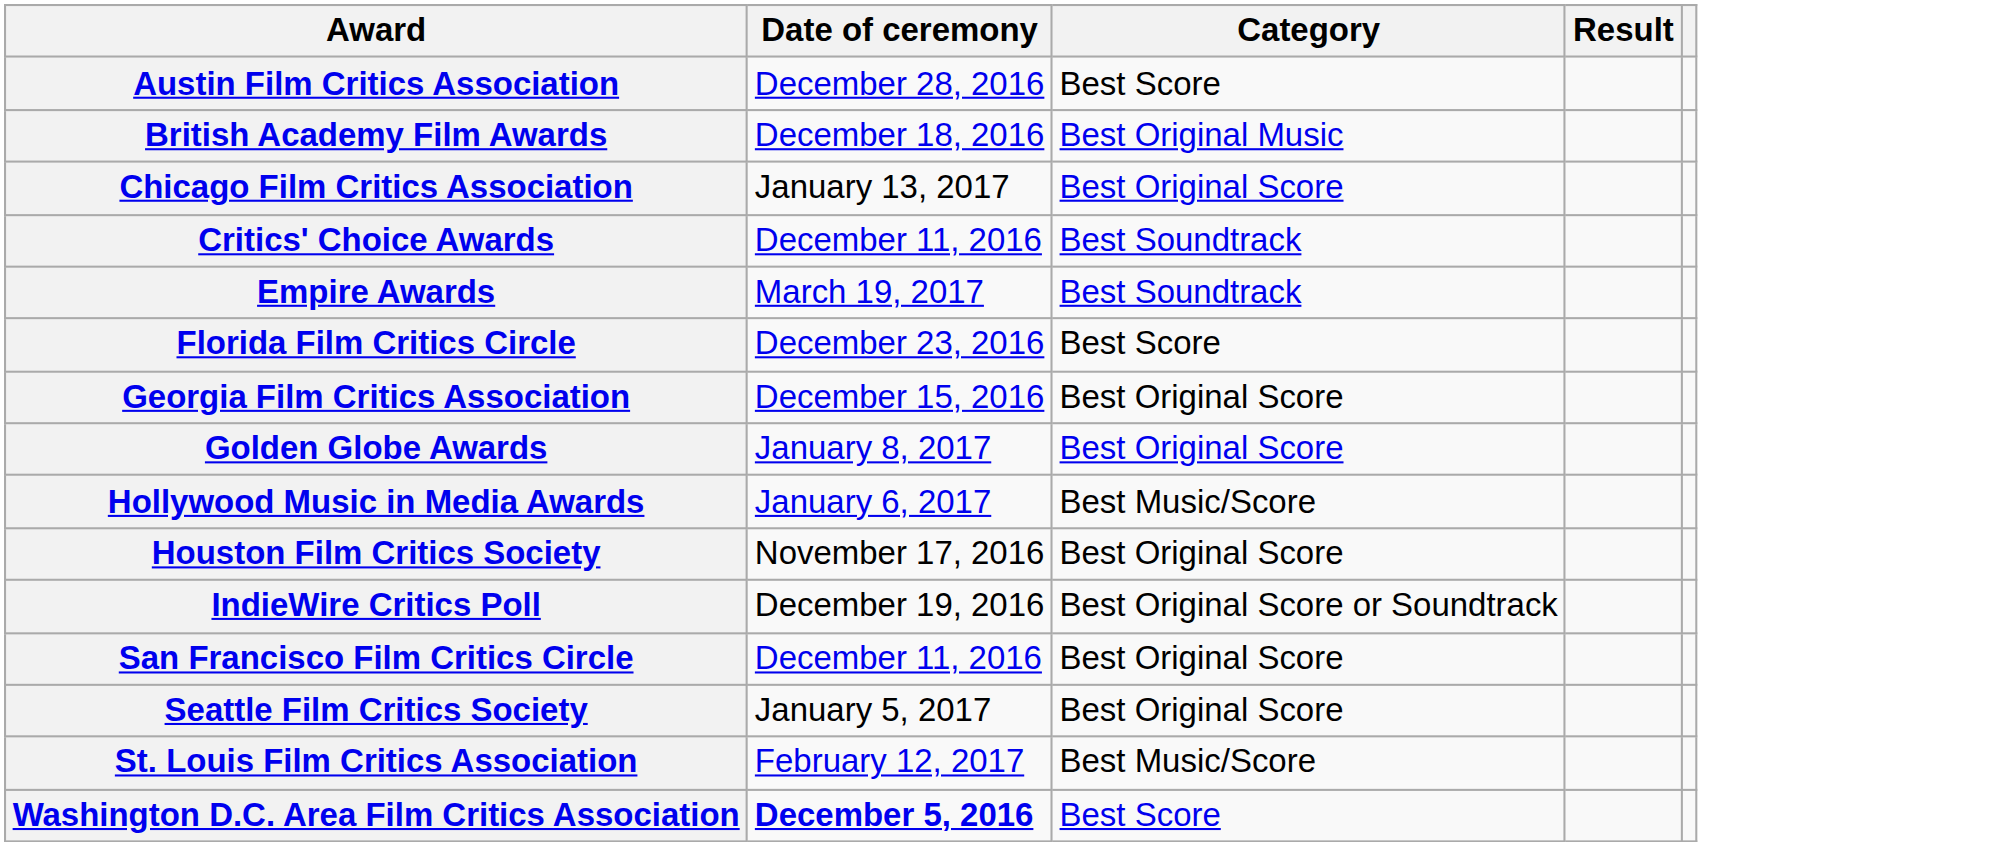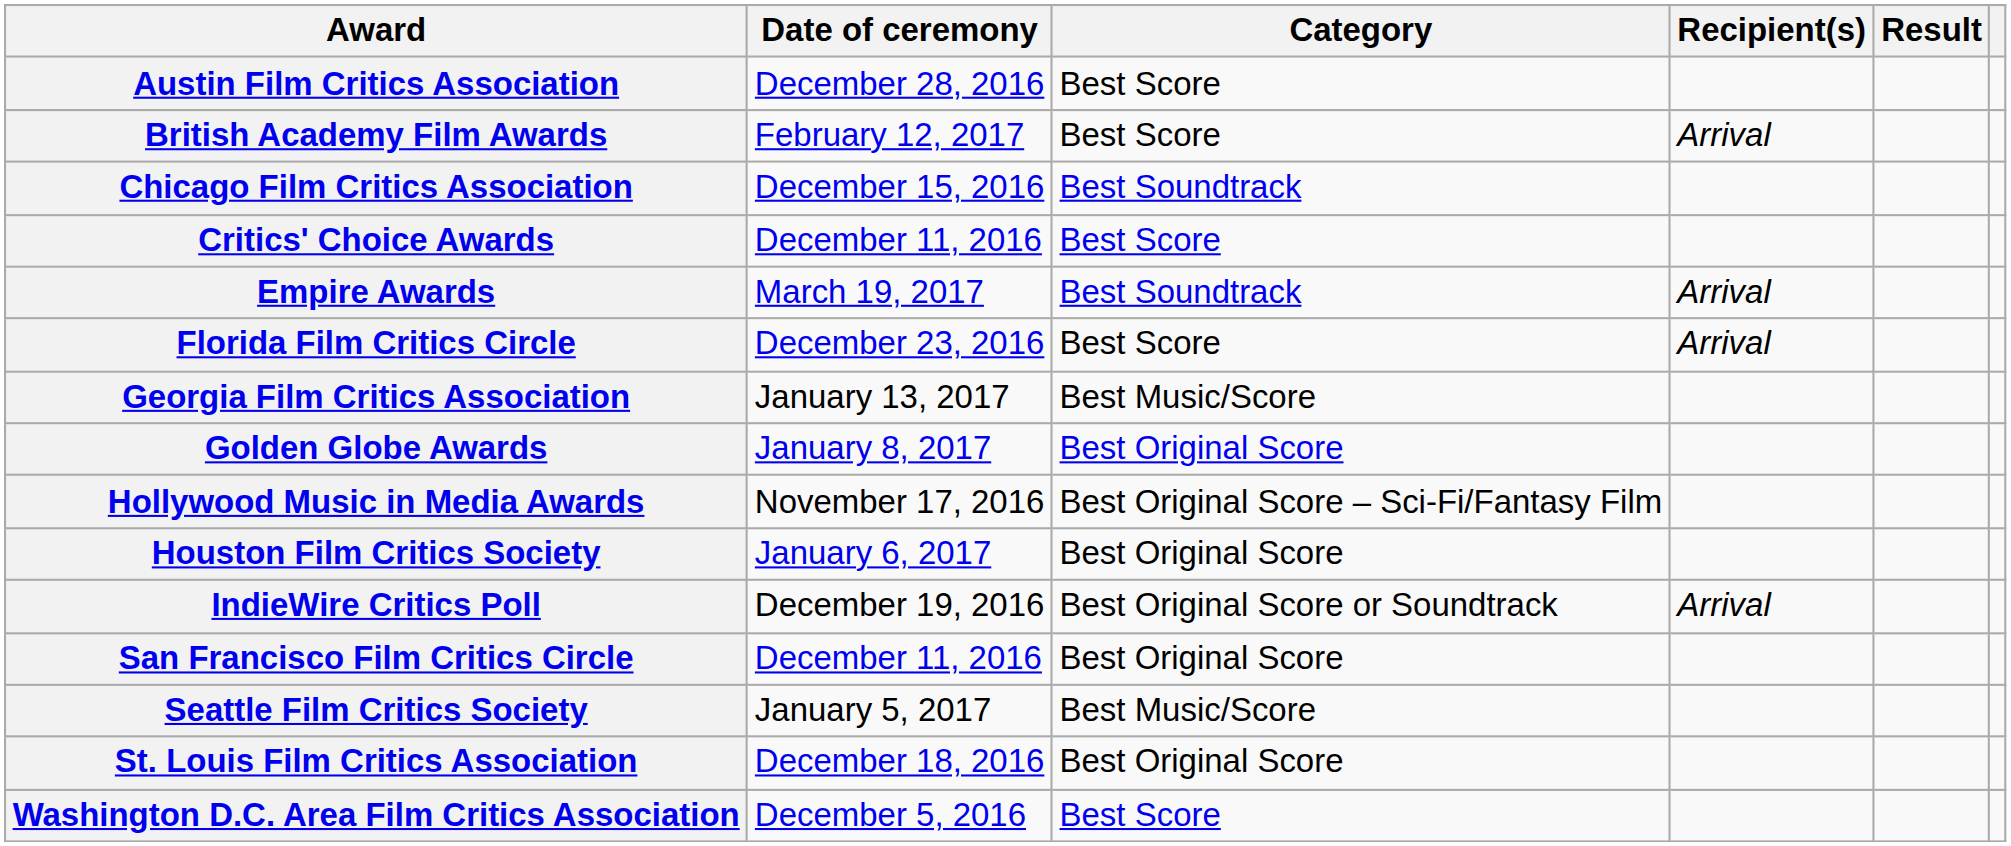+ column: (1772, 30)
(900, 135) December 18, 2016 -> (890, 135) February 12, 2017
(1202, 135) Best Original Music -> (1140, 135) Best Score
(882, 187) January 13, 2017 -> (900, 187) December 15, 2016
(1202, 187) Best Original Score -> (1180, 187) Best Soundtrack
(1180, 239) Best Soundtrack -> (1140, 239) Best Score
(900, 396) December 15, 2016 -> (882, 396) January 13, 2017
(1202, 396) Best Original Score -> (1188, 396) Best Music/Score
(873, 501) January 6, 2017 -> (900, 501) November 17, 2016
(1188, 501) Best Music/Score -> (1361, 501) Best Original Score – Sci-Fi/Fantasy Film
(900, 553) November 17, 2016 -> (873, 553) January 6, 2017
(1202, 710) Best Original Score -> (1188, 710) Best Music/Score
(890, 762) February 12, 2017 -> (900, 762) December 18, 2016
(1188, 762) Best Music/Score -> (1202, 762) Best Original Score
(894, 814) bold -> (890, 814) normal
